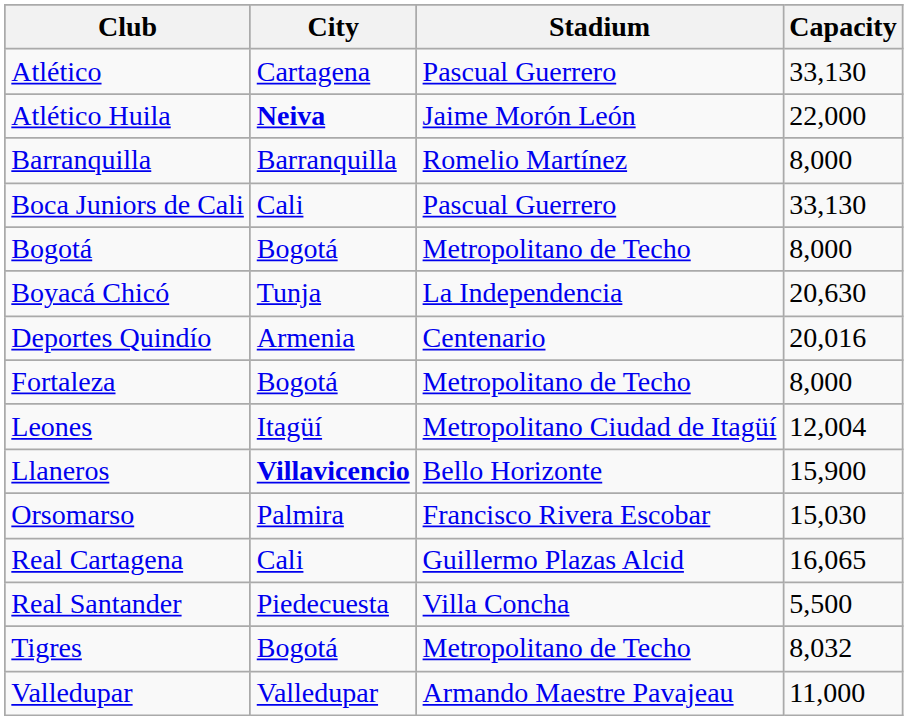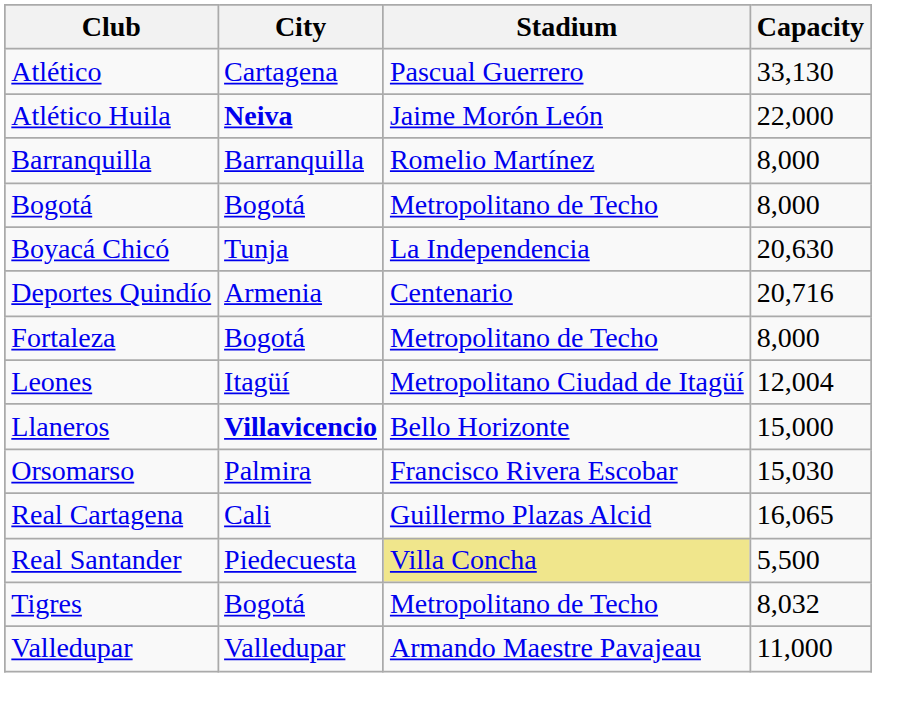- row: (128, 204)
(828, 337) 20,016 -> (795, 293) 20,716
(828, 470) 15,900 -> (795, 426) 15,000
(496, 603) no background -> (463, 559) khaki background
